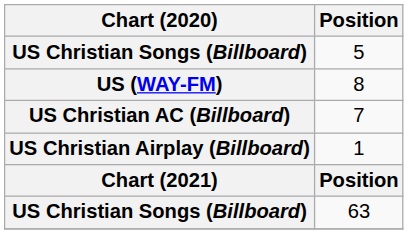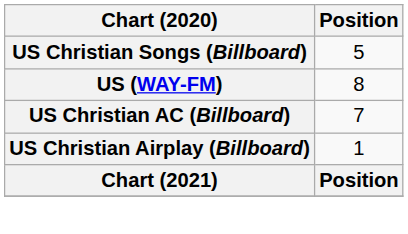- row: (359, 212)
